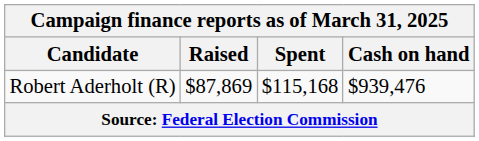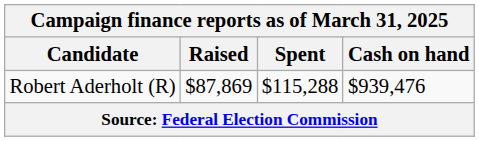(300, 86) $115,168 -> (300, 86) $115,288
